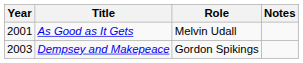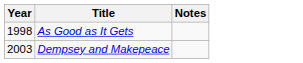- column: (217, 13)
(20, 31) 2001 -> (20, 31) 1998
